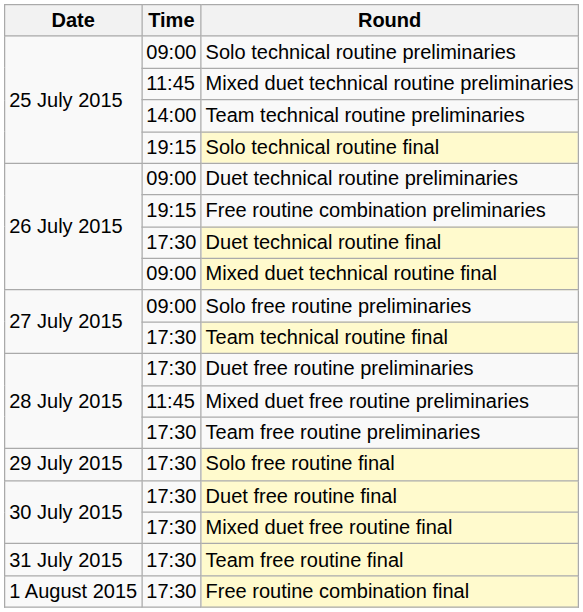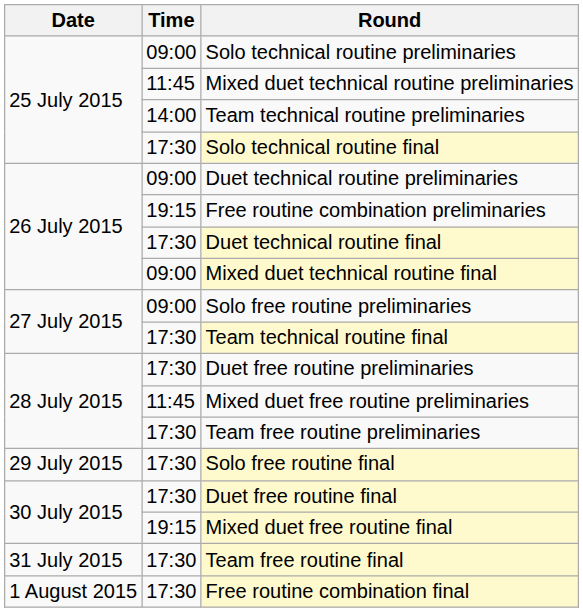(171, 147) 19:15 -> (171, 147) 17:30
(171, 527) 17:30 -> (171, 527) 19:15
